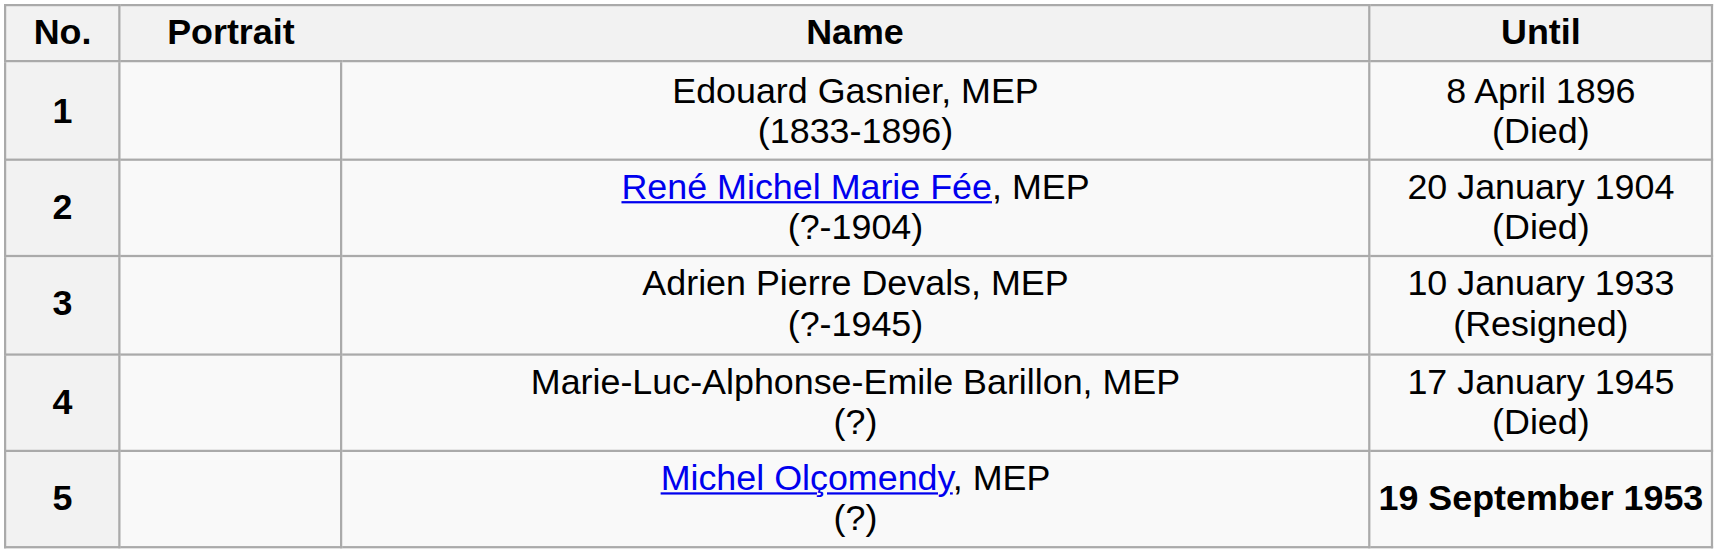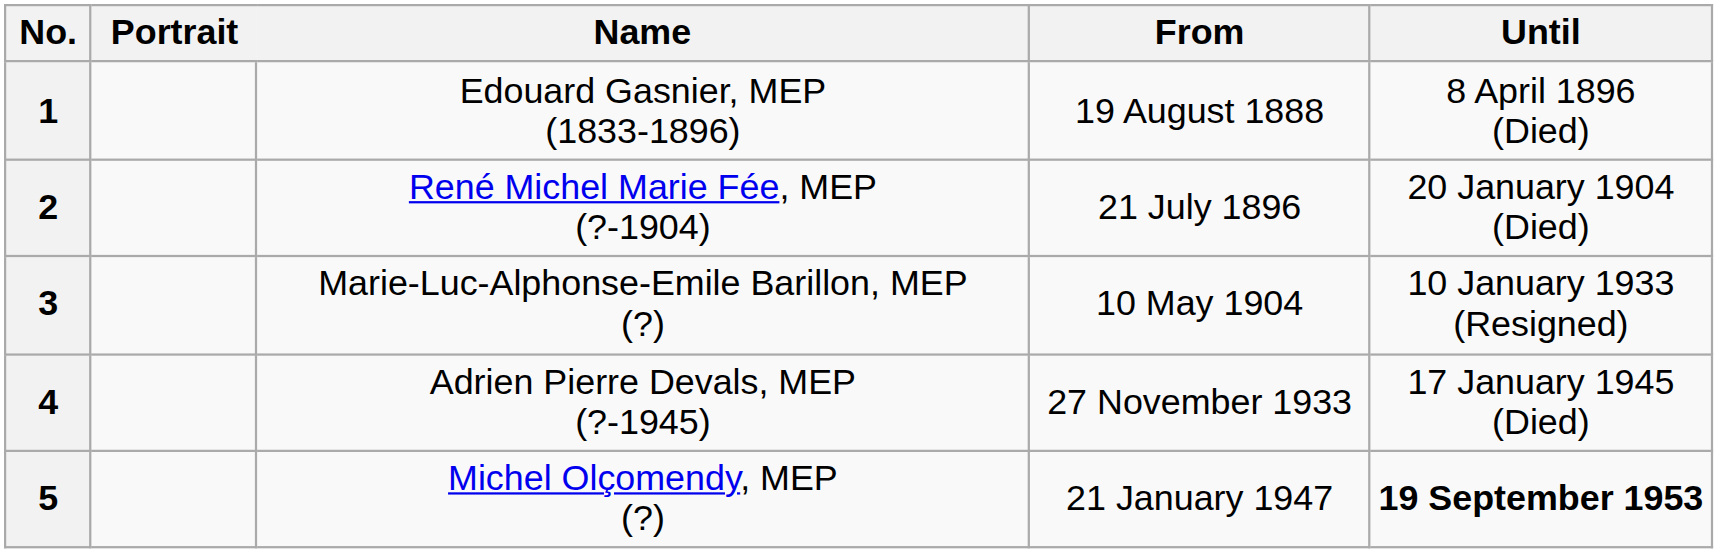+ column: (1200, 32)
(855, 304) Adrien Pierre Devals, MEP (?-1945) -> (643, 304) Marie-Luc-Alphonse-Emile Barillon, MEP (?)
(855, 401) Marie-Luc-Alphonse-Emile Barillon, MEP (?) -> (643, 401) Adrien Pierre Devals, MEP (?-1945)
